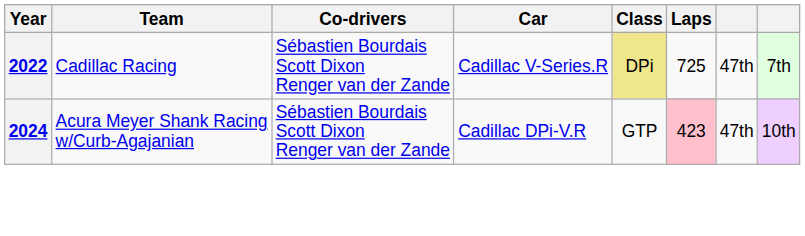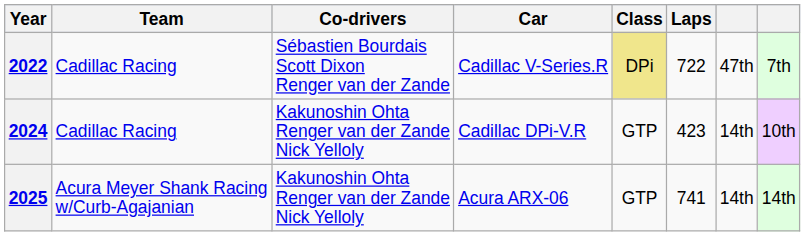(691, 66) 725 -> (691, 66) 722
(162, 132) Acura Meyer Shank Racing w/Curb-Agajanian -> (116, 132) Cadillac Racing
(363, 132) Sébastien Bourdais Scott Dixon Renger van der Zande -> (363, 132) Kakunoshin Ohta Renger van der Zande Nick Yelloly
(691, 132) pink background -> (691, 132) no background
(737, 132) 47th -> (737, 132) 14th
+ row: (28, 198)
